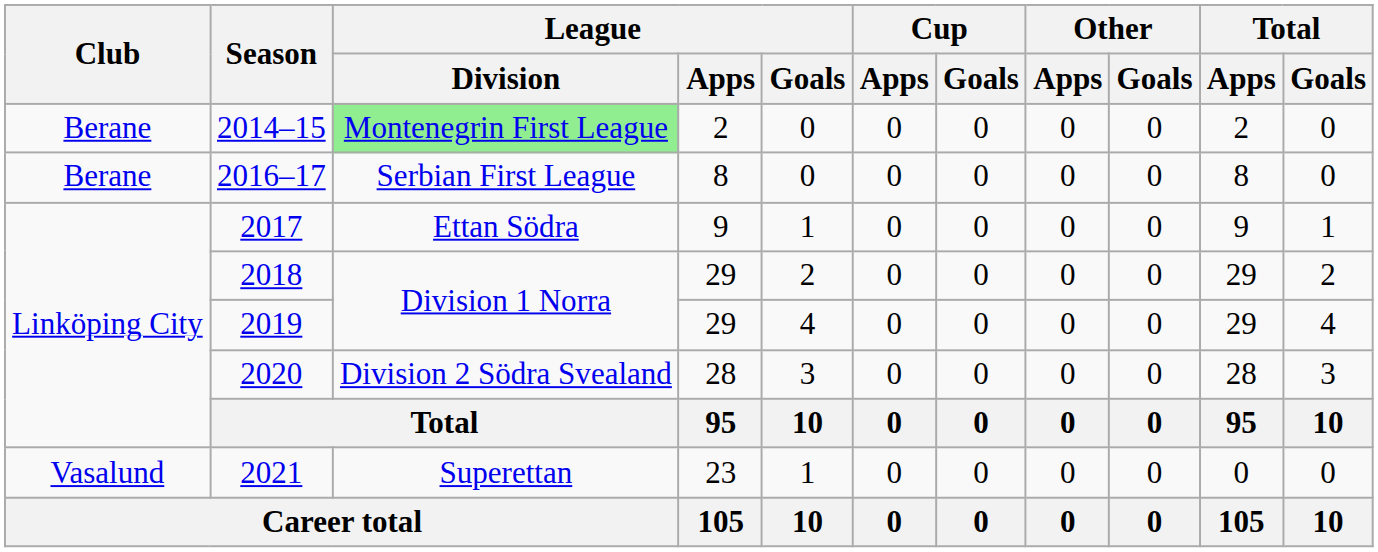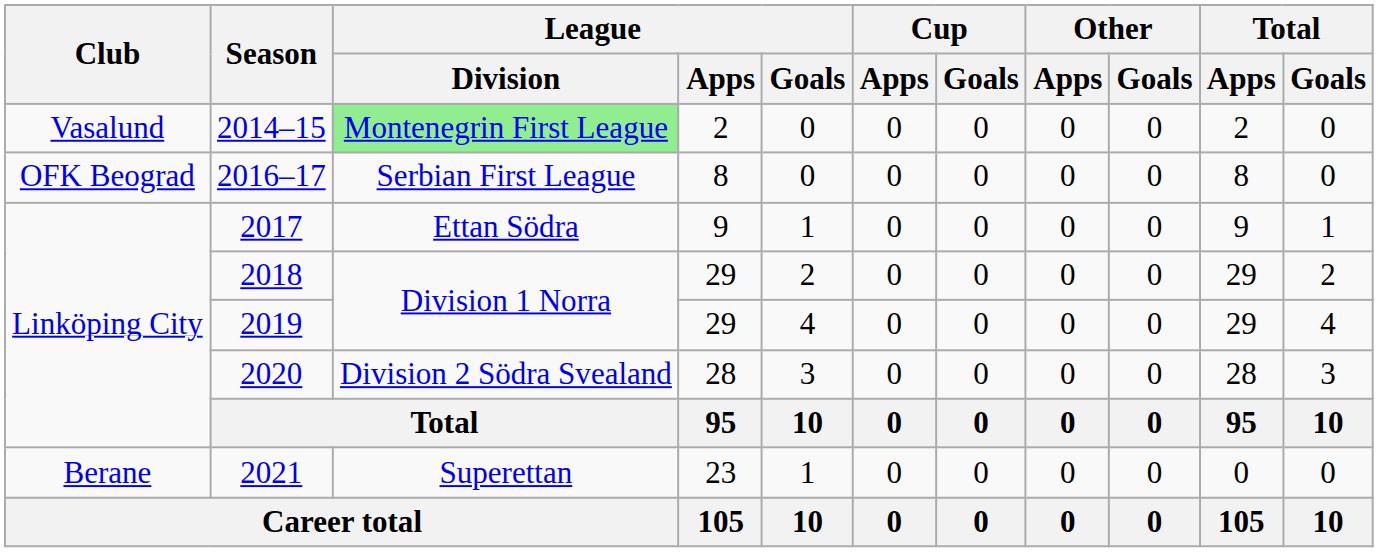(107, 127) Berane -> (107, 127) Vasalund
(107, 176) Berane -> (107, 176) OFK Beograd
(107, 472) Vasalund -> (107, 472) Berane
